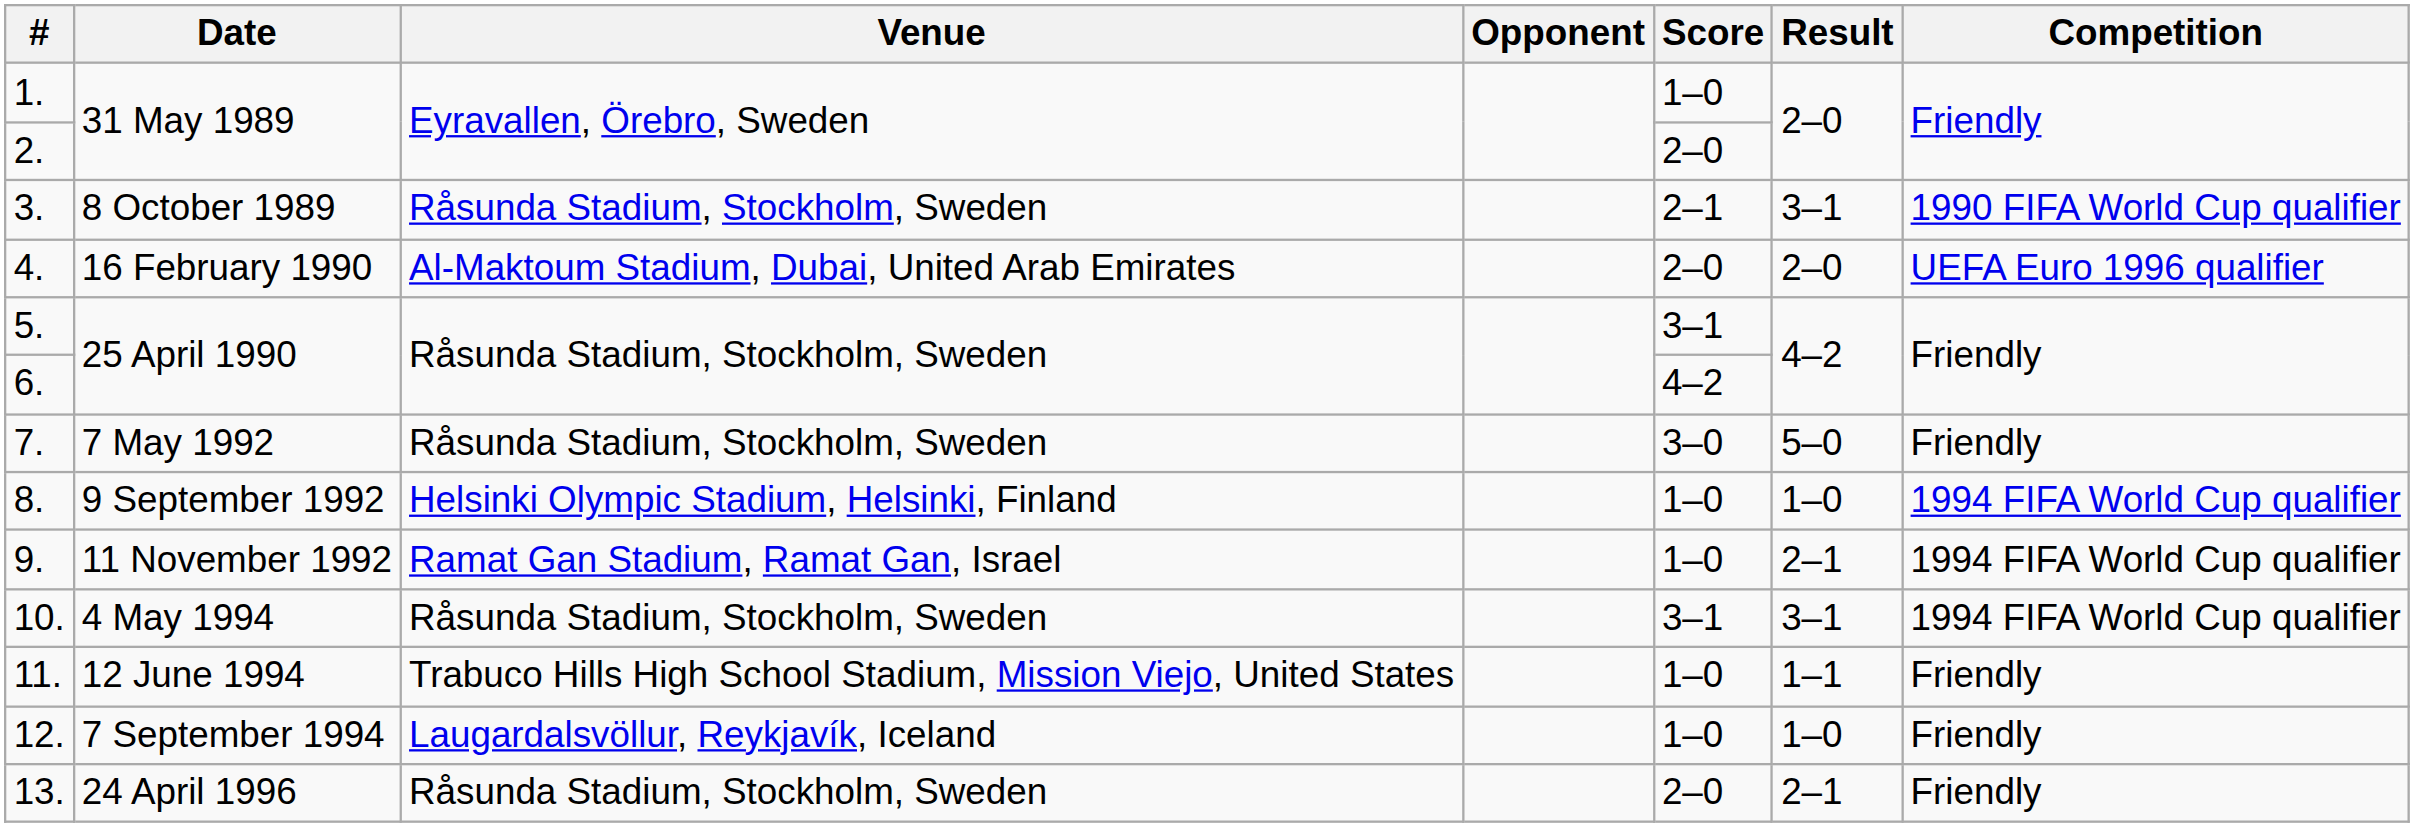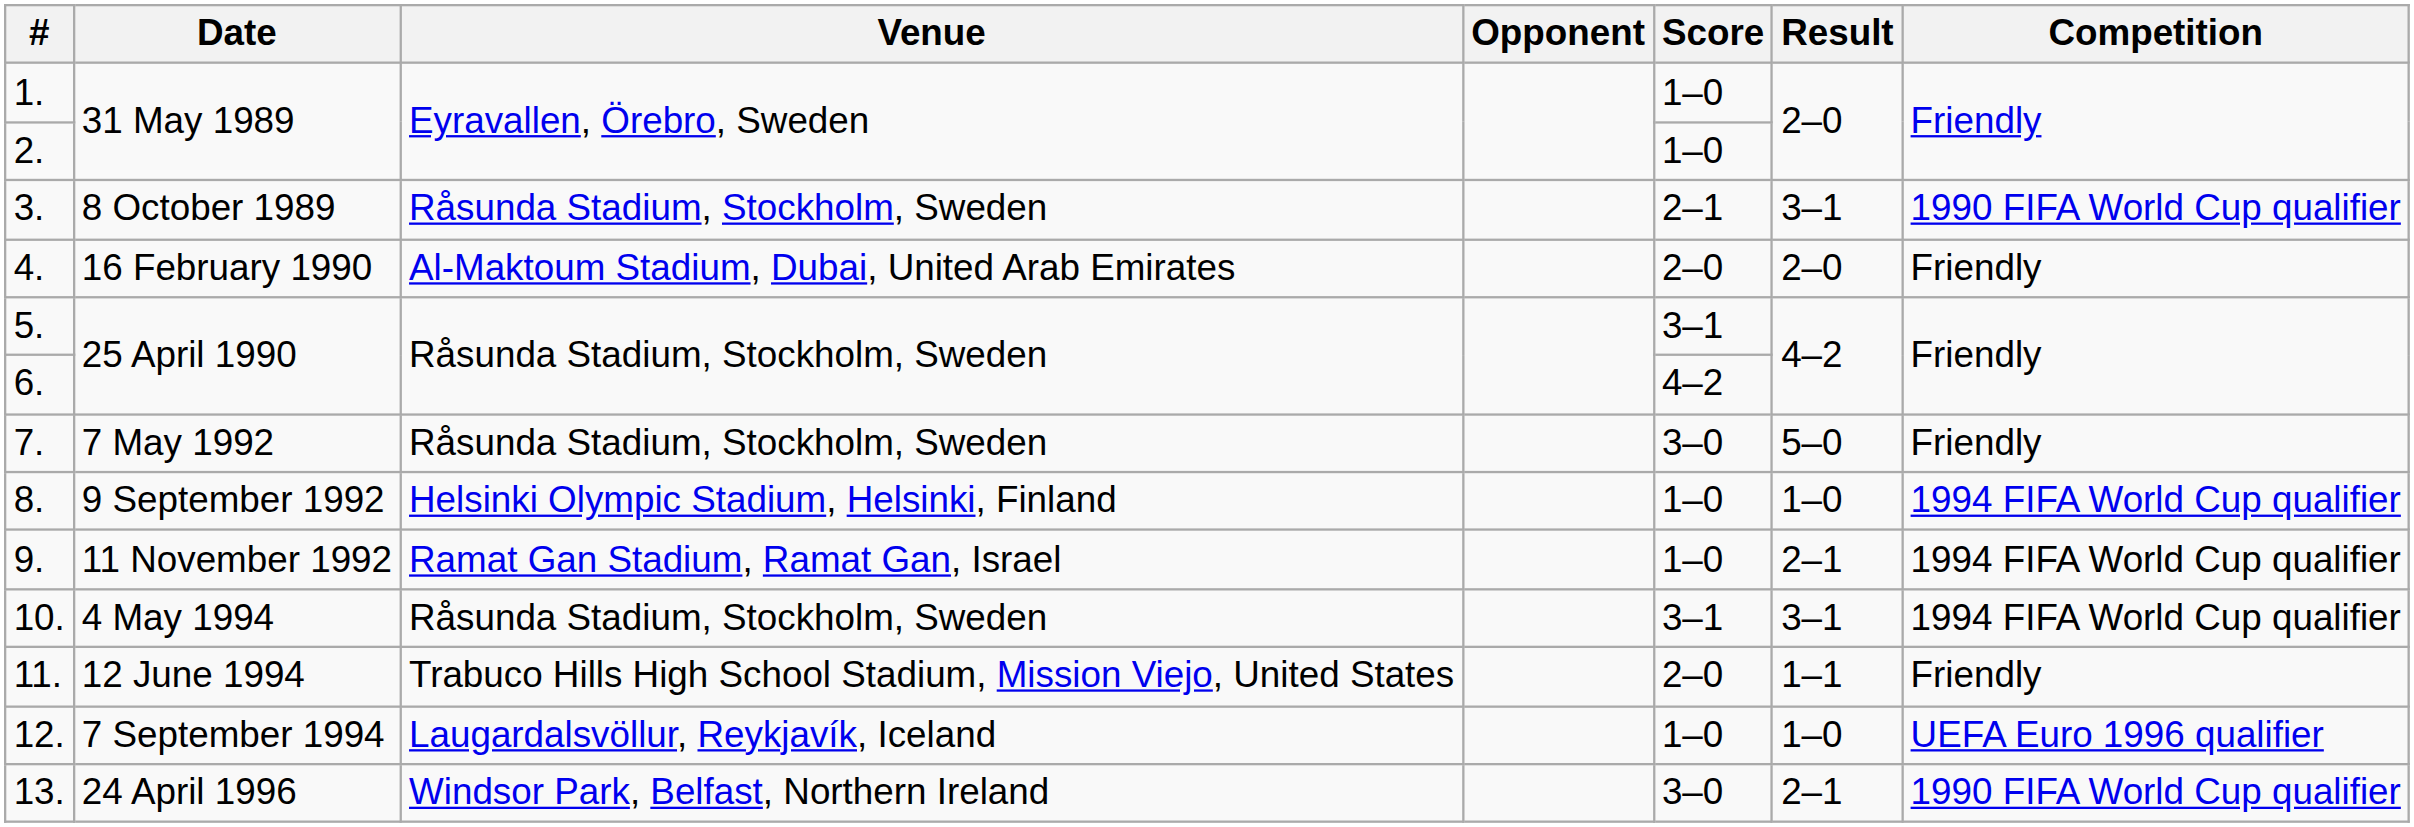(1693, 150) 2–0 -> (1693, 150) 1–0
(2117, 267) UEFA Euro 1996 qualifier -> (1976, 267) Friendly
(1693, 675) 1–0 -> (1693, 675) 2–0
(1976, 734) Friendly -> (2117, 734) UEFA Euro 1996 qualifier
(728, 792) Råsunda Stadium, Stockholm, Sweden -> (729, 792) Windsor Park, Belfast, Northern Ireland
(1693, 792) 2–0 -> (1693, 792) 3–0
(1976, 792) Friendly -> (2156, 792) 1990 FIFA World Cup qualifier
